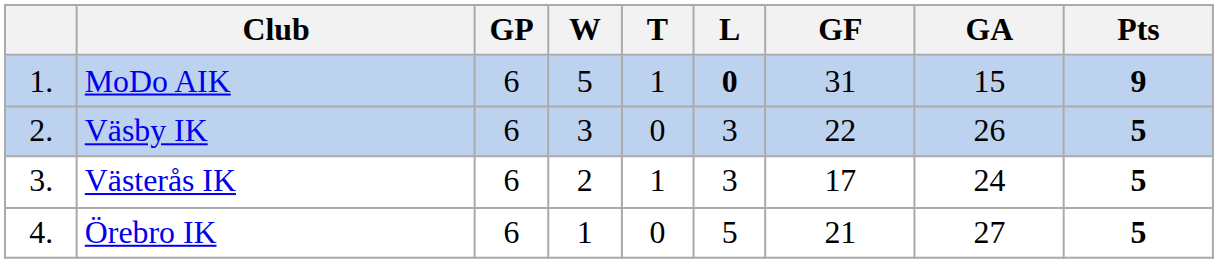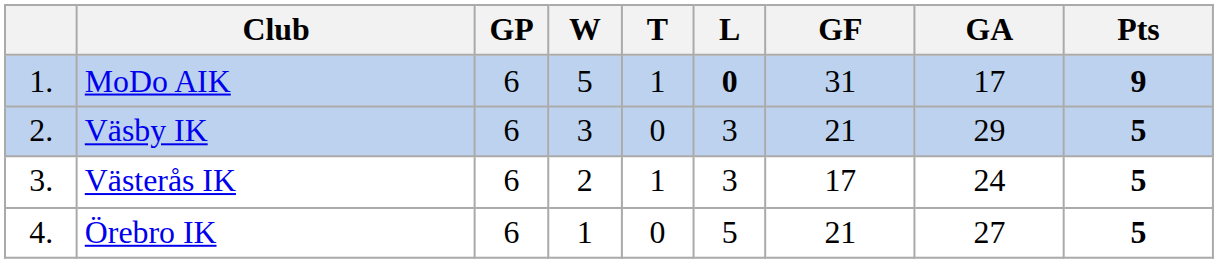(989, 80) 15 -> (989, 80) 17
(840, 130) 22 -> (840, 130) 21
(989, 130) 26 -> (989, 130) 29
